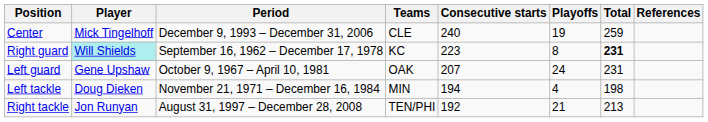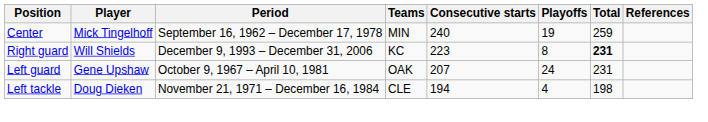(266, 32) December 9, 1993 – December 31, 2006 -> (270, 32) September 16, 1962 – December 17, 1978
(400, 32) CLE -> (399, 32) MIN
(105, 51) paleturquoise background -> (104, 51) no background
(271, 51) September 16, 1962 – December 17, 1978 -> (265, 51) December 9, 1993 – December 31, 2006
(399, 88) MIN -> (399, 88) CLE
- row: (38, 107)
